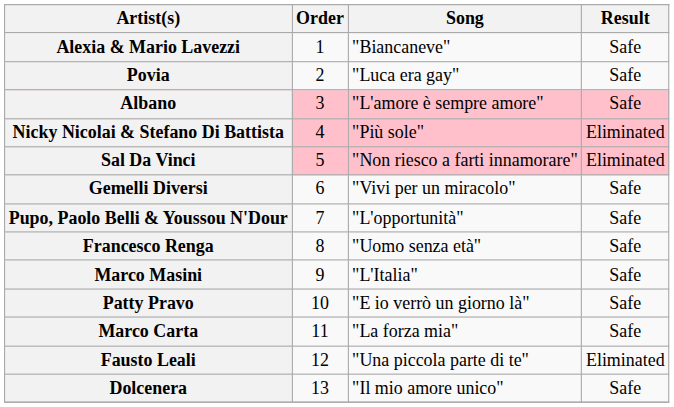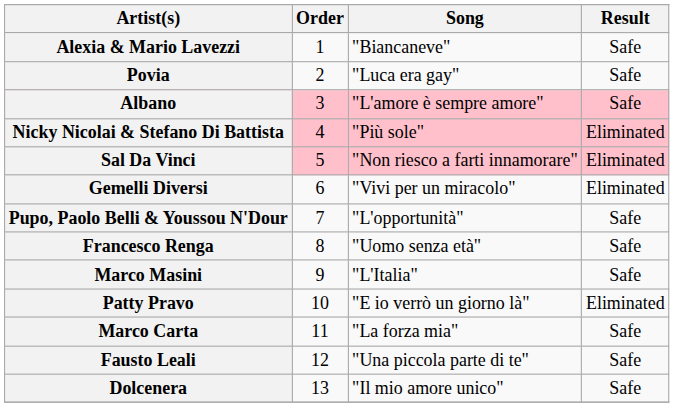(625, 189) Safe -> (625, 189) Eliminated
(625, 302) Safe -> (625, 302) Eliminated
(625, 359) Eliminated -> (625, 359) Safe
